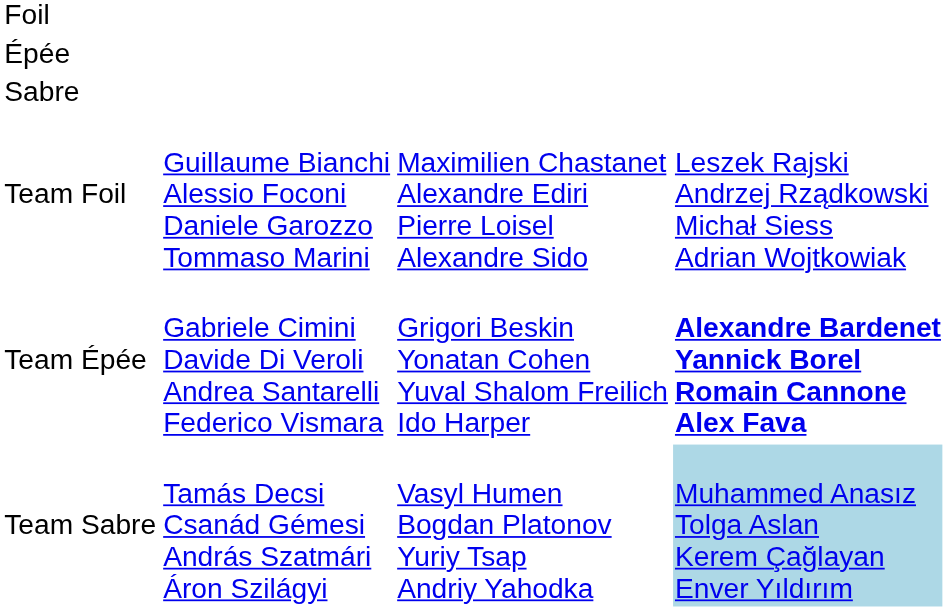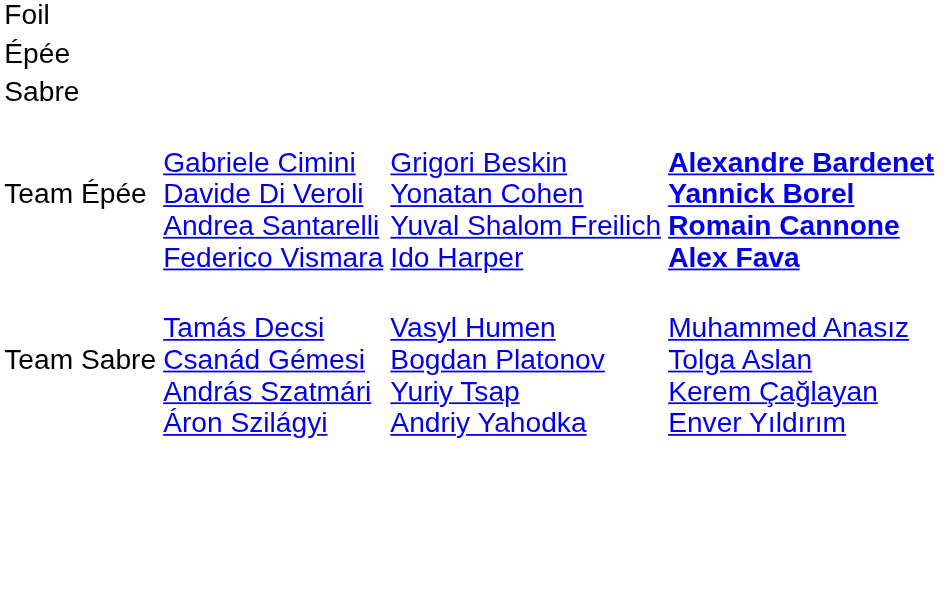- row: (65, 194)
(795, 540) lightblue background -> (789, 375) no background
